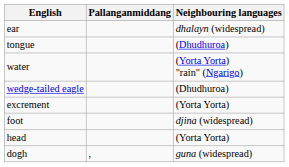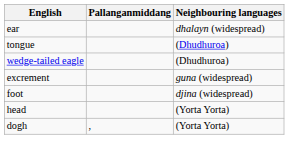- row: (18, 67)
(202, 105) (Yorta Yorta) -> (214, 77) guna (widespread)
(214, 154) guna (widespread) -> (202, 126) (Yorta Yorta)
